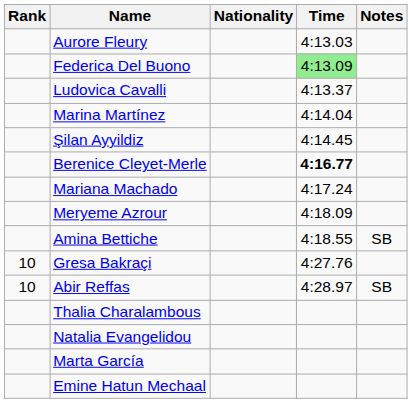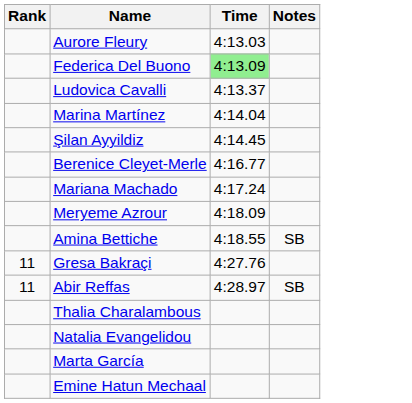- column: (254, 16)
(327, 164) bold -> (240, 164) normal
(27, 262) 10 -> (27, 262) 11
(27, 287) 10 -> (27, 287) 11
